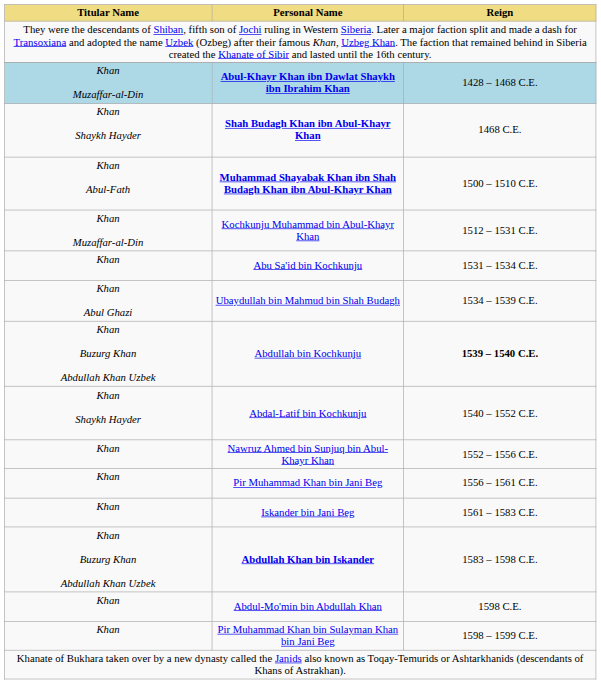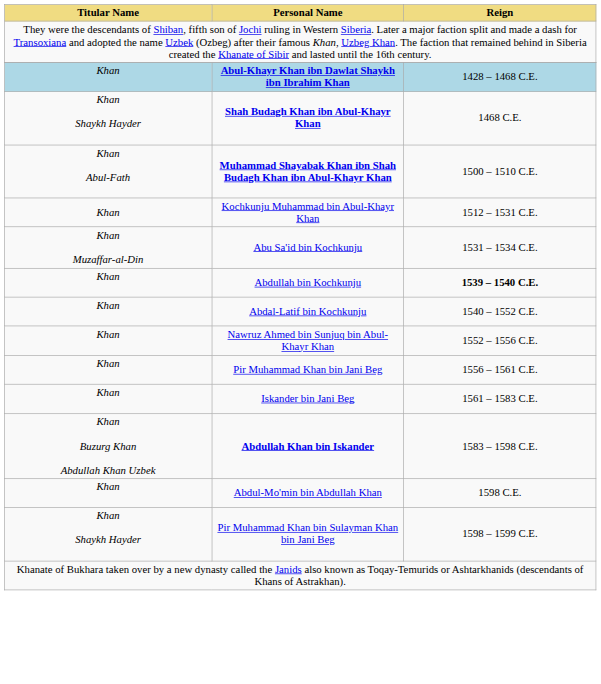(108, 83) Khan Muzaffar-al-Din -> (108, 71) Khan
(108, 230) Khan Muzaffar-al-Din -> (108, 212) Khan
(108, 259) Khan -> (108, 247) Khan Muzaffar-al-Din
- row: (308, 300)
(108, 354) Khan Buzurg Khan Abdullah Khan Uzbek -> (108, 276) Khan
(108, 407) Khan Shaykh Hayder -> (108, 305) Khan
(108, 629) Khan -> (108, 528) Khan Shaykh Hayder
